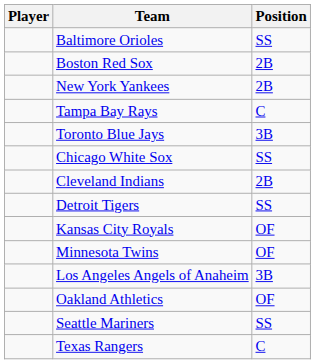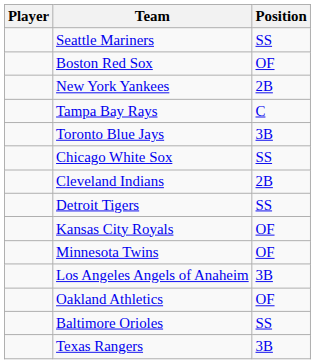rows swapped: (110, 39) <-> (105, 323)
(264, 63) 2B -> (265, 63) OF
(260, 346) C -> (264, 346) 3B
